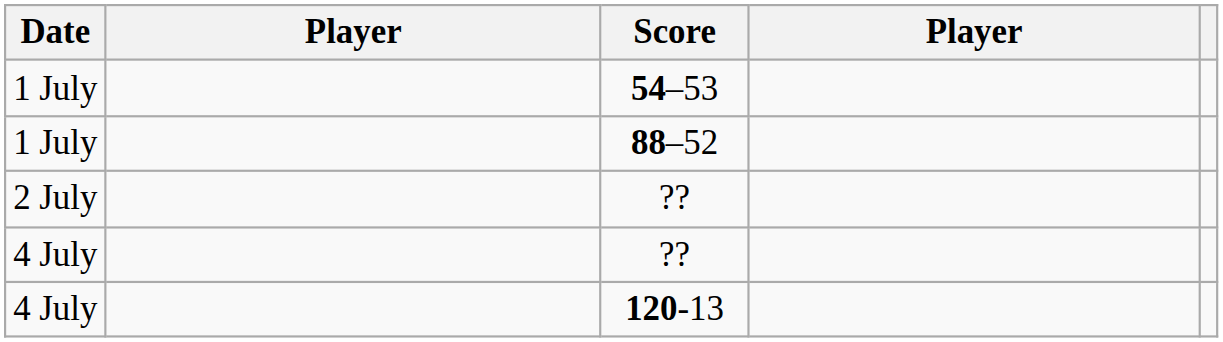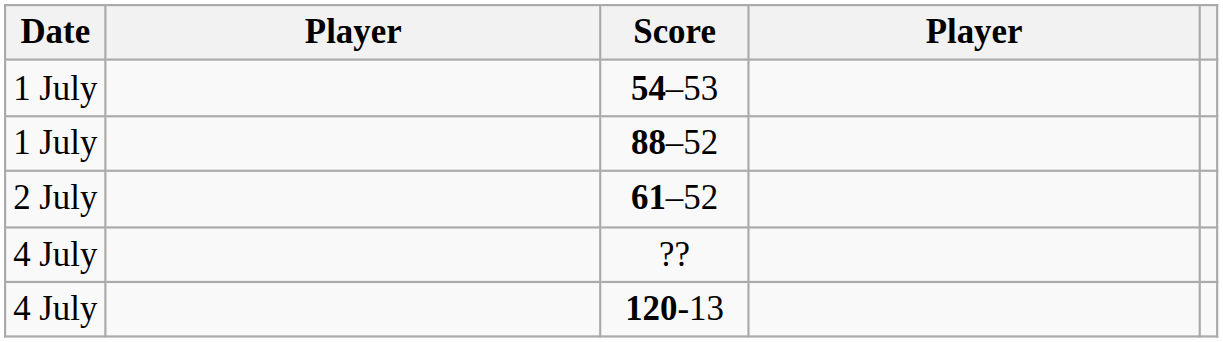- row: (55, 198)
+ row: (55, 198)
